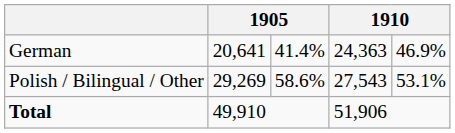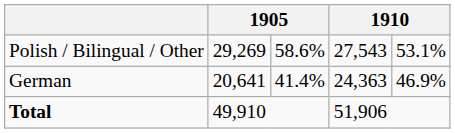rows swapped: (40, 50) <-> (106, 81)
